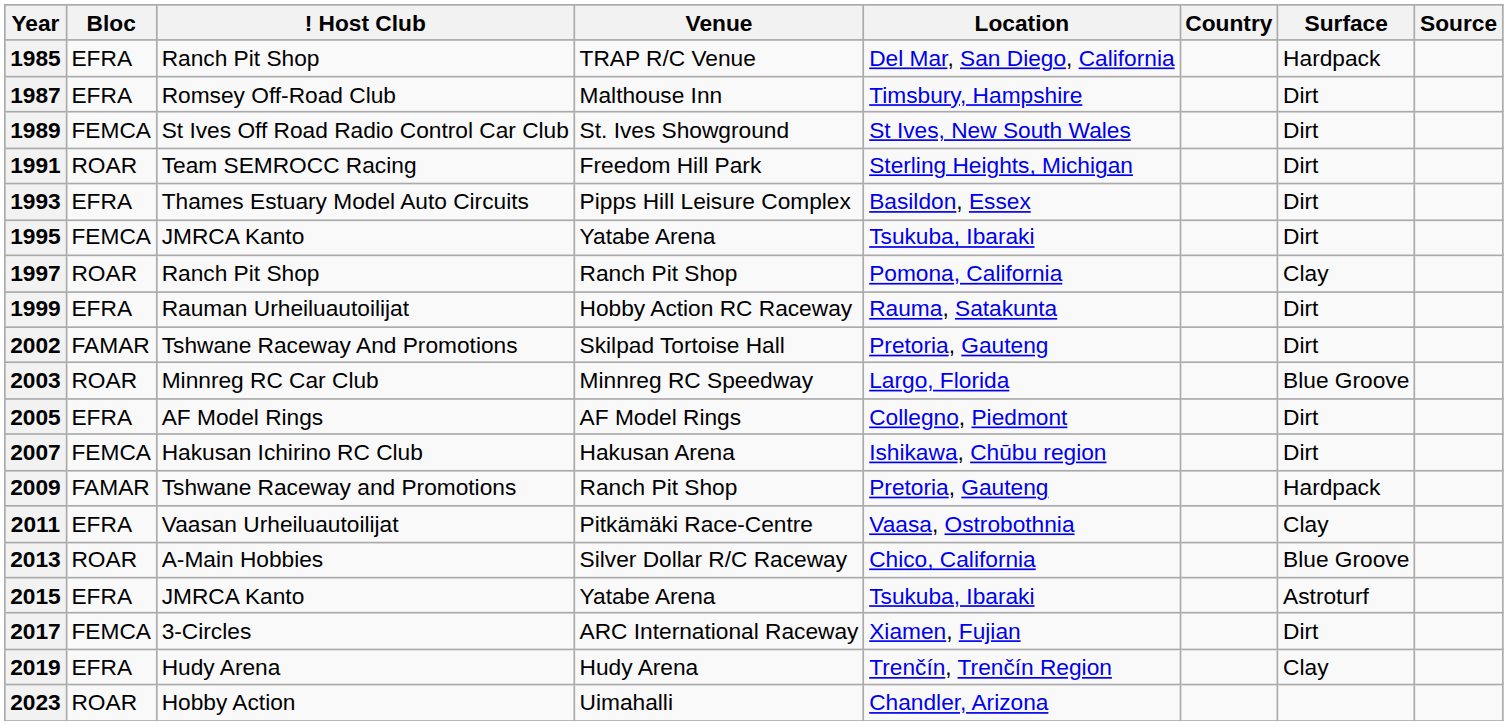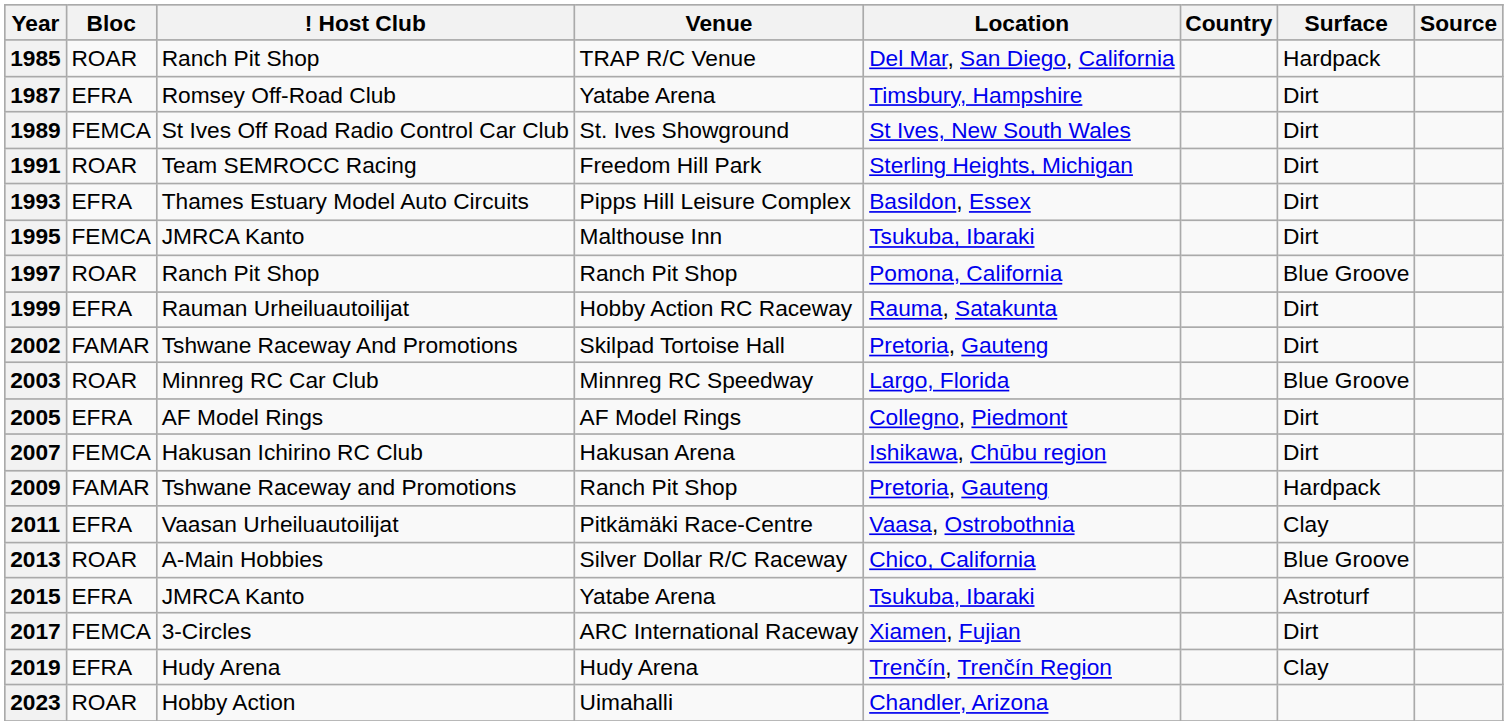(102, 58) EFRA -> (104, 58) ROAR
(651, 94) Malthouse Inn -> (648, 94) Yatabe Arena
(648, 237) Yatabe Arena -> (651, 237) Malthouse Inn
(1306, 273) Clay -> (1346, 273) Blue Groove
